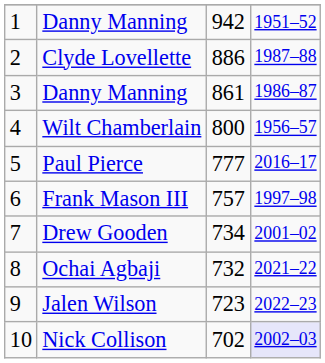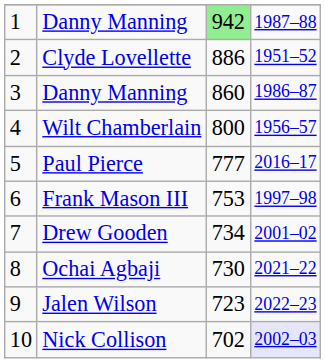(228, 22) no background -> (228, 22) lightgreen background
(285, 22) 1951–52 -> (285, 22) 1987–88
(285, 57) 1987–88 -> (285, 57) 1951–52
(228, 92) 861 -> (228, 92) 860
(228, 198) 757 -> (228, 198) 753
(228, 269) 732 -> (228, 269) 730
